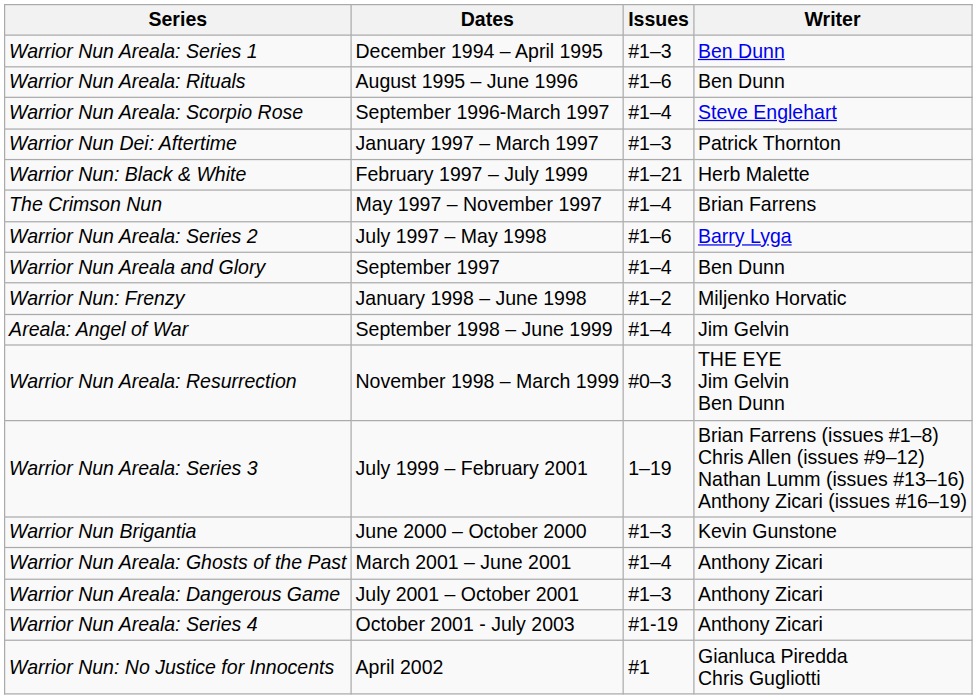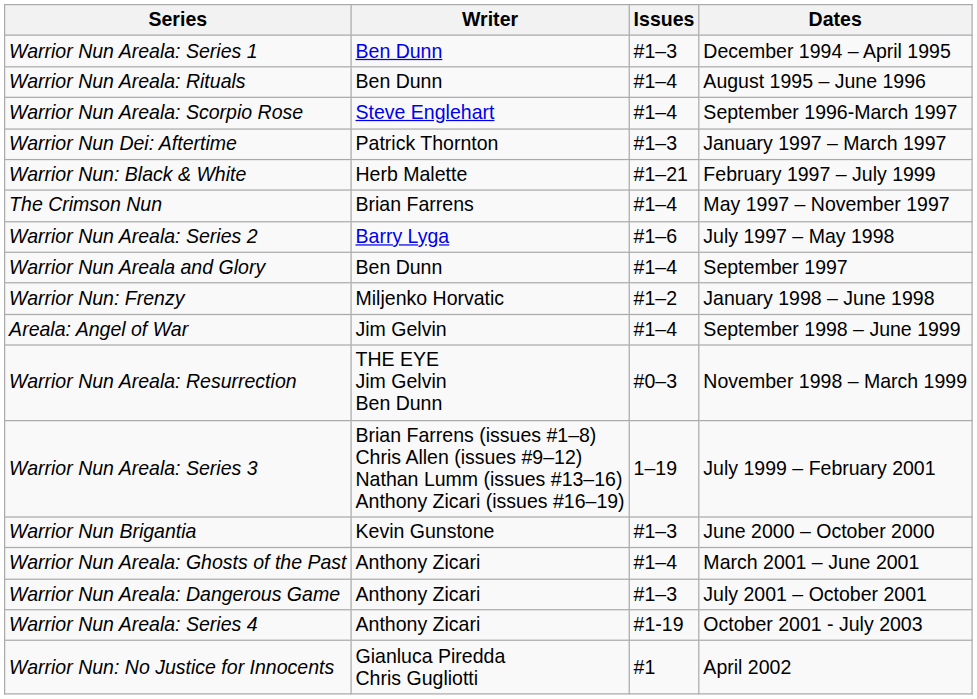columns swapped: (832, 19) <-> (487, 19)
(650, 81) #1–6 -> (655, 81) #1–4
